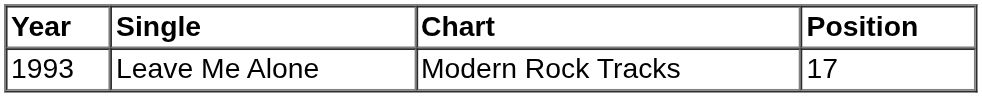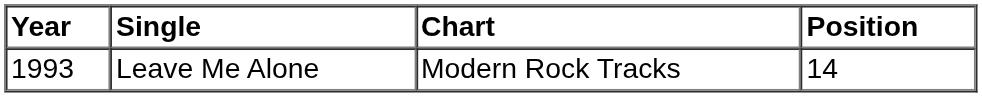(822, 69) 17 -> (822, 69) 14
